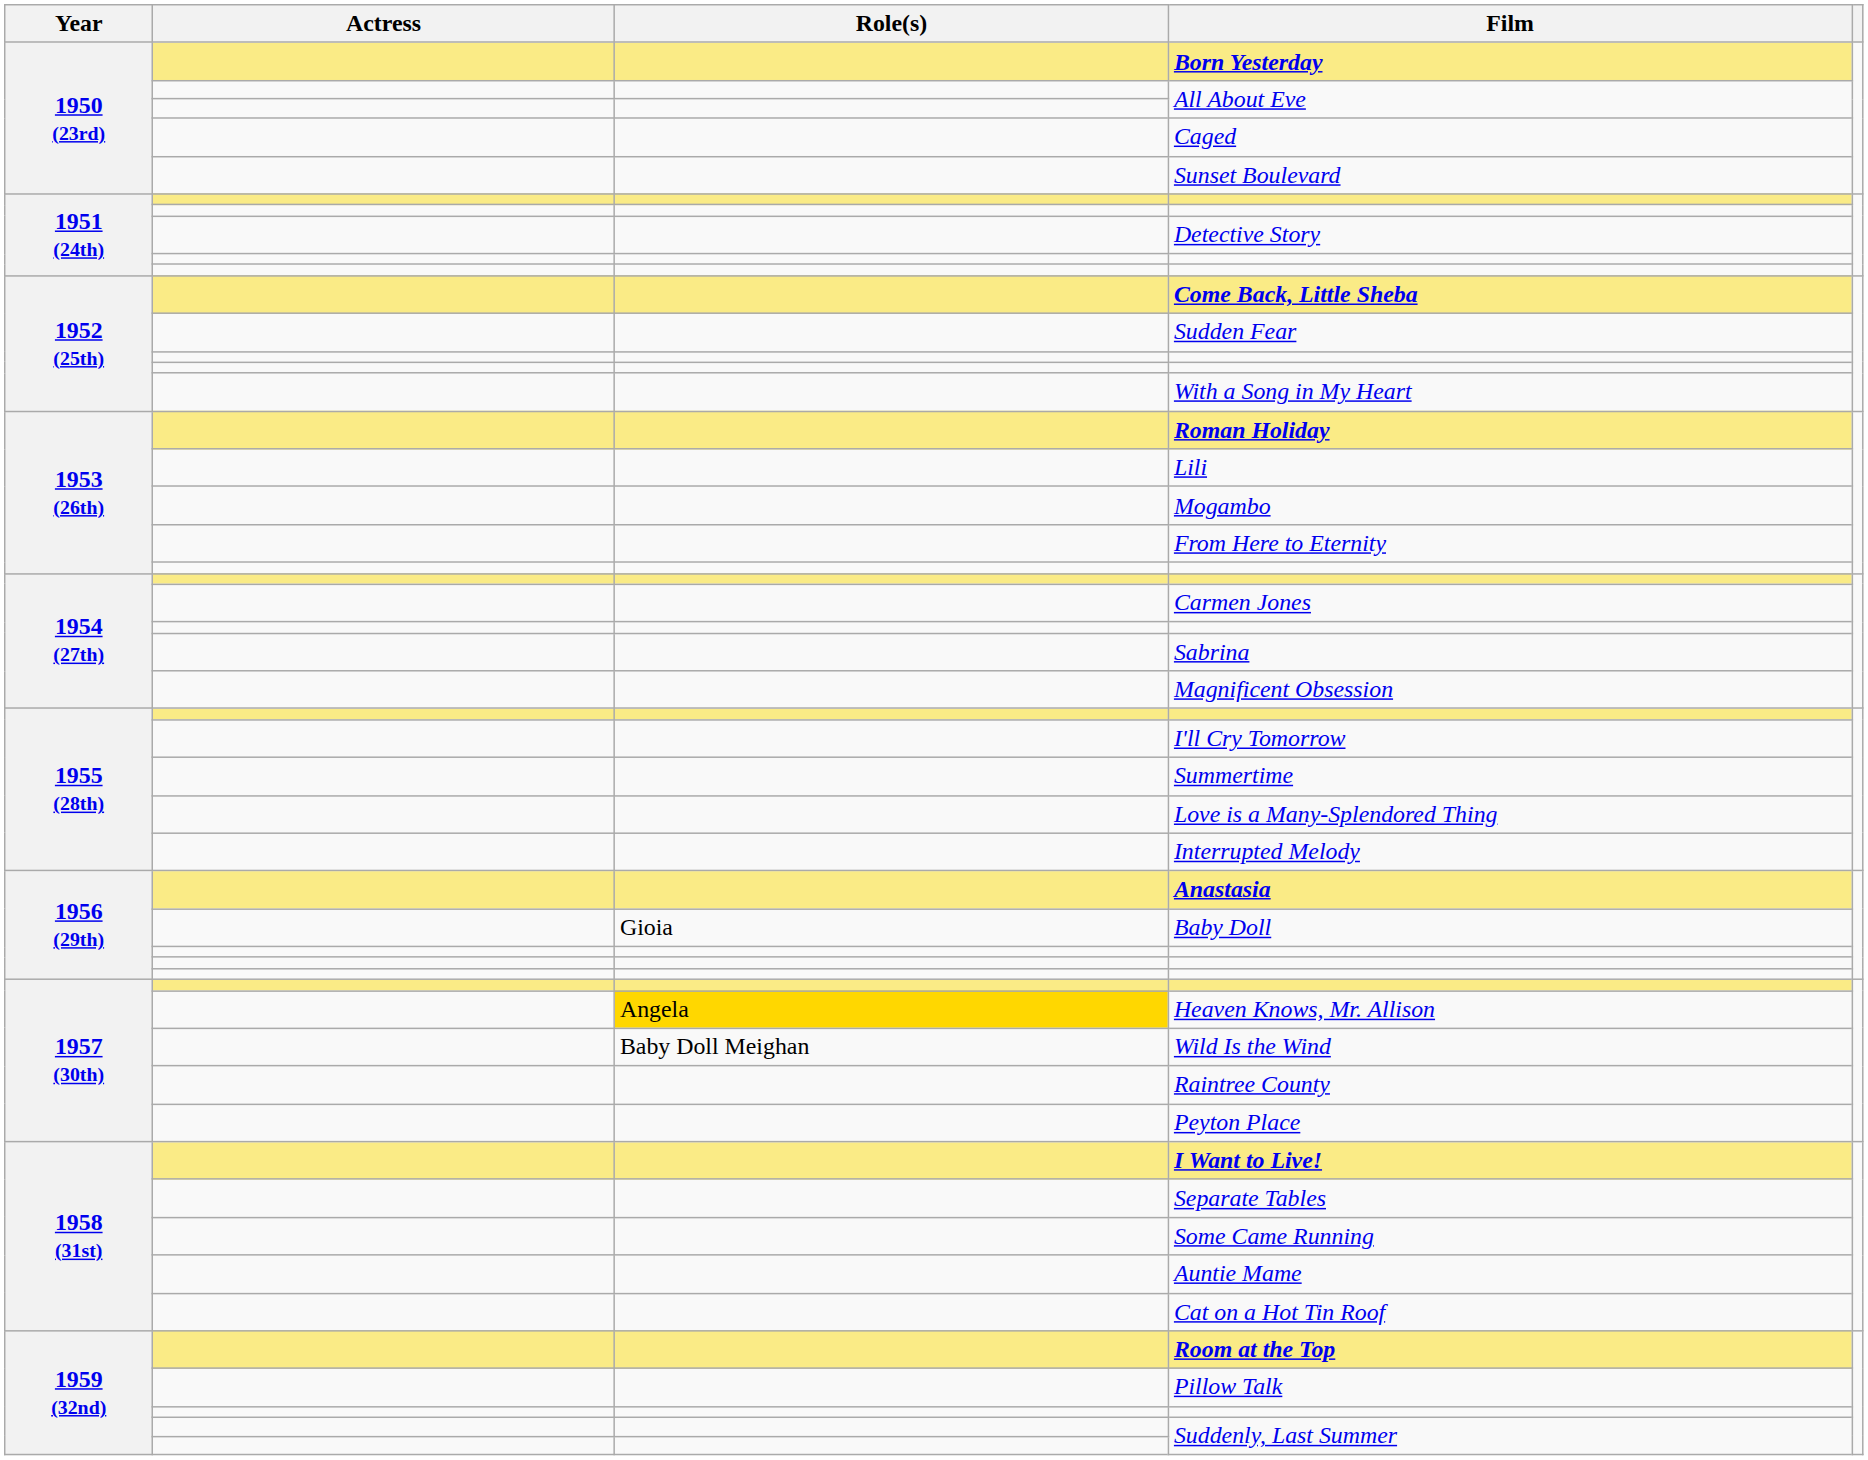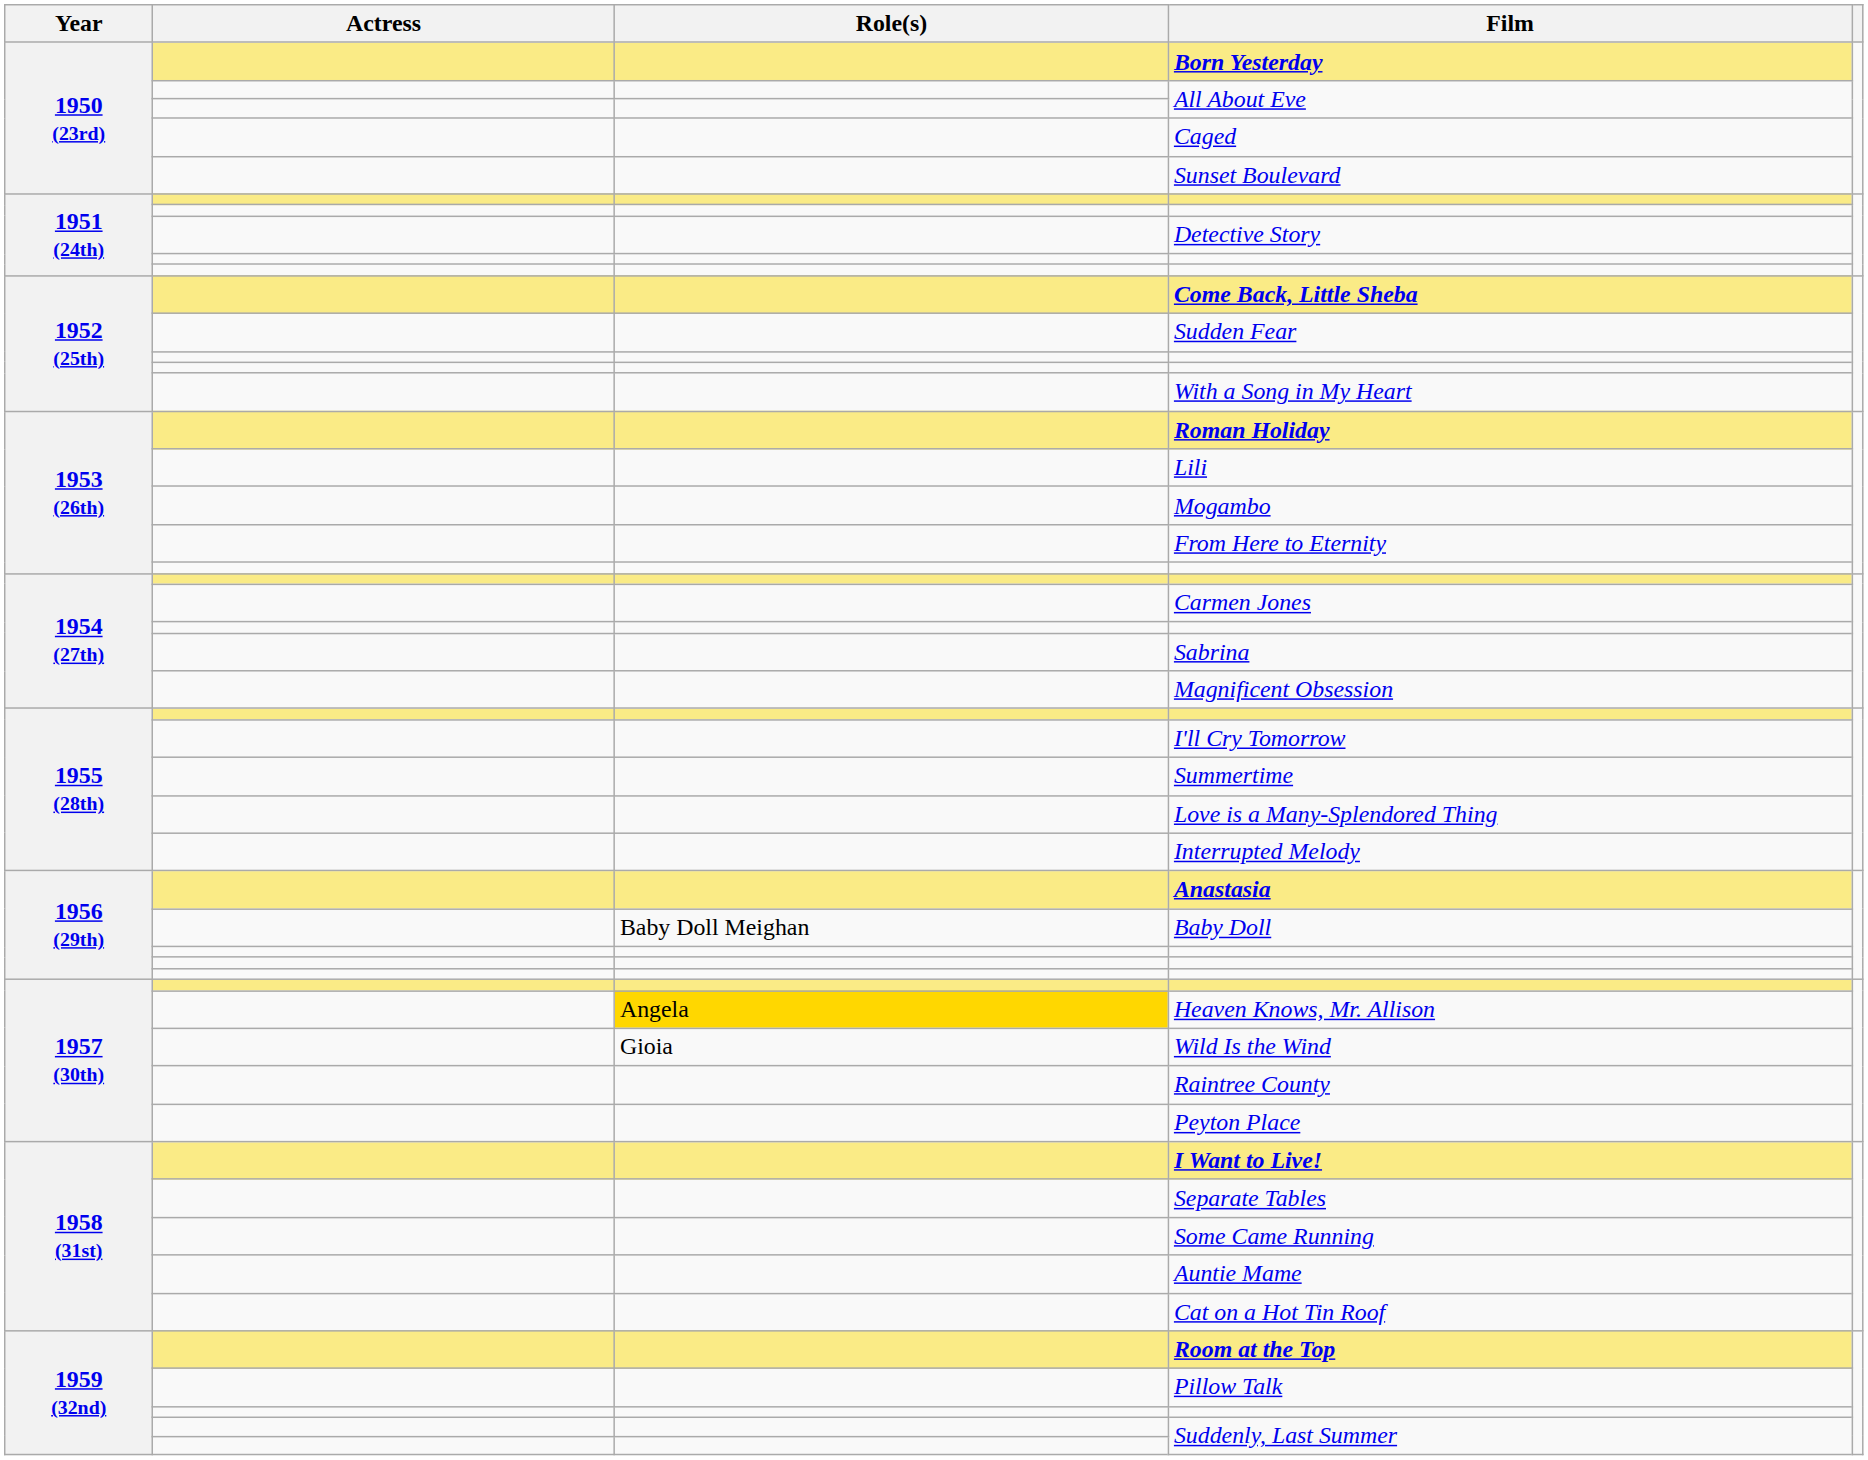(646, 927) Gioia -> (715, 927) Baby Doll Meighan
(715, 1046) Baby Doll Meighan -> (646, 1046) Gioia
